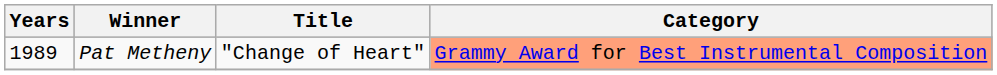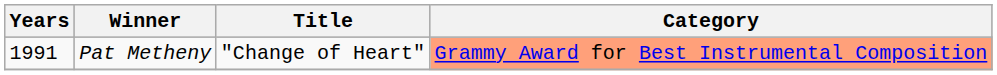(34, 54) 1989 -> (34, 54) 1991
